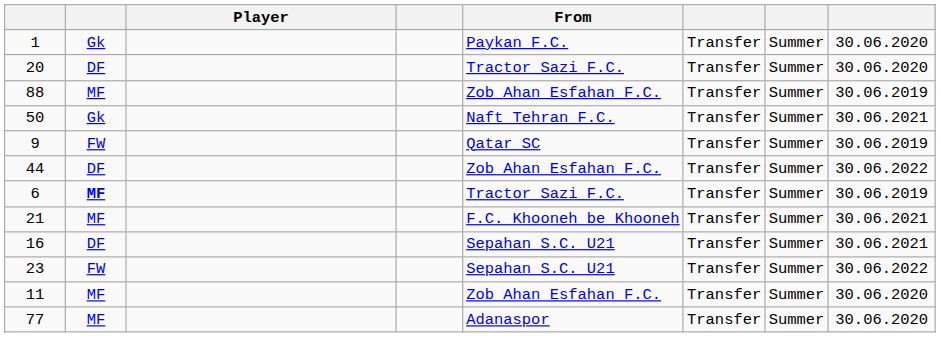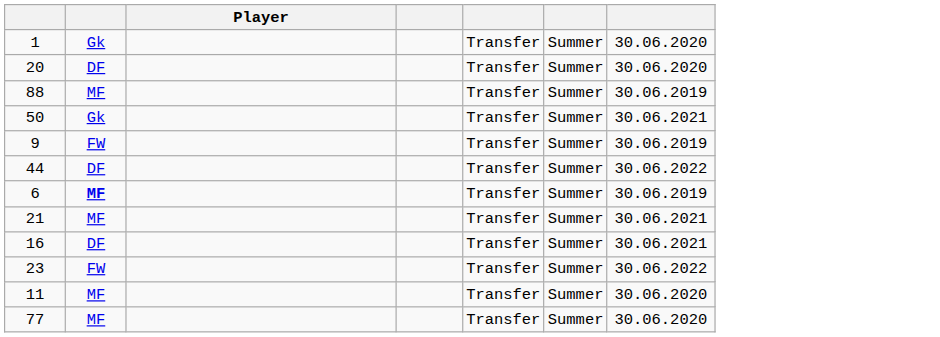- column: (573, 17)
